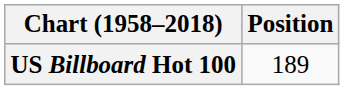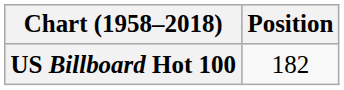(290, 63) 189 -> (290, 63) 182
